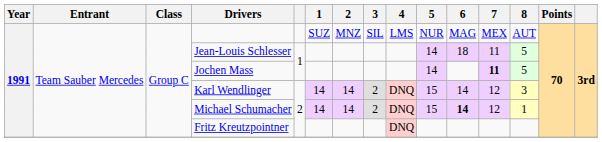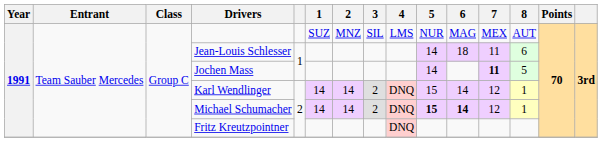(524, 52) 5 -> (524, 52) 6
(524, 90) 3 -> (524, 90) 1
(432, 109) normal -> (432, 109) bold
